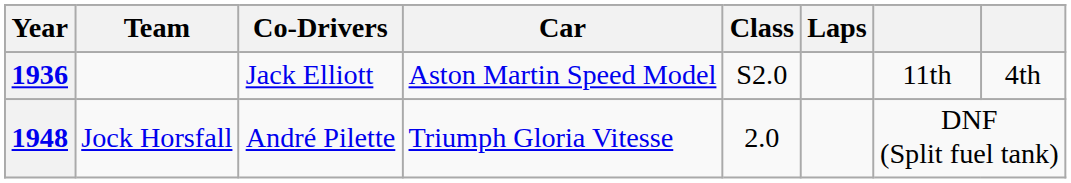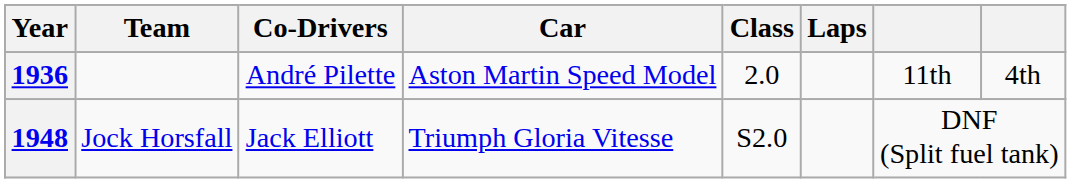(310, 74) Jack Elliott -> (320, 74) André Pilette
(762, 74) S2.0 -> (762, 74) 2.0
(320, 137) André Pilette -> (310, 137) Jack Elliott
(762, 137) 2.0 -> (762, 137) S2.0
